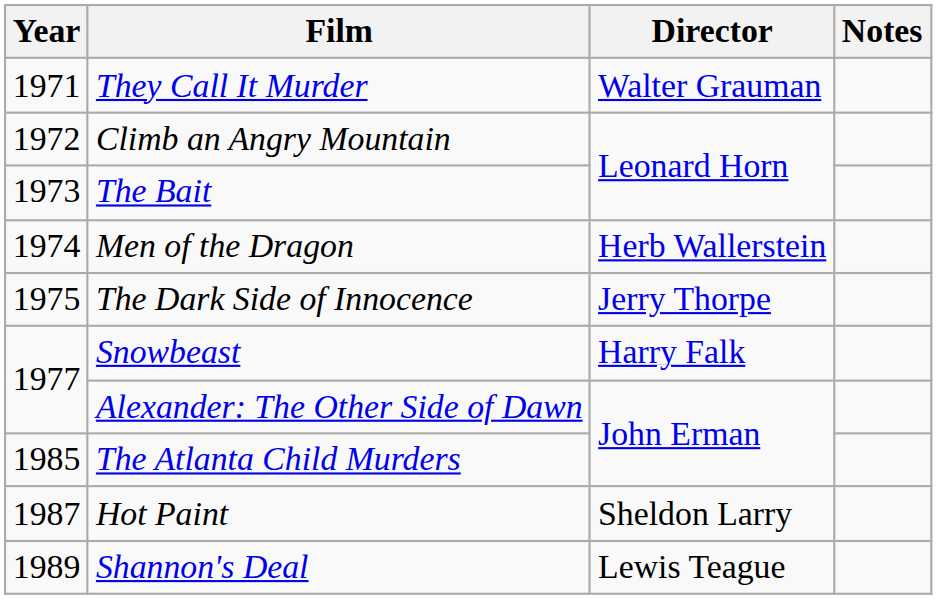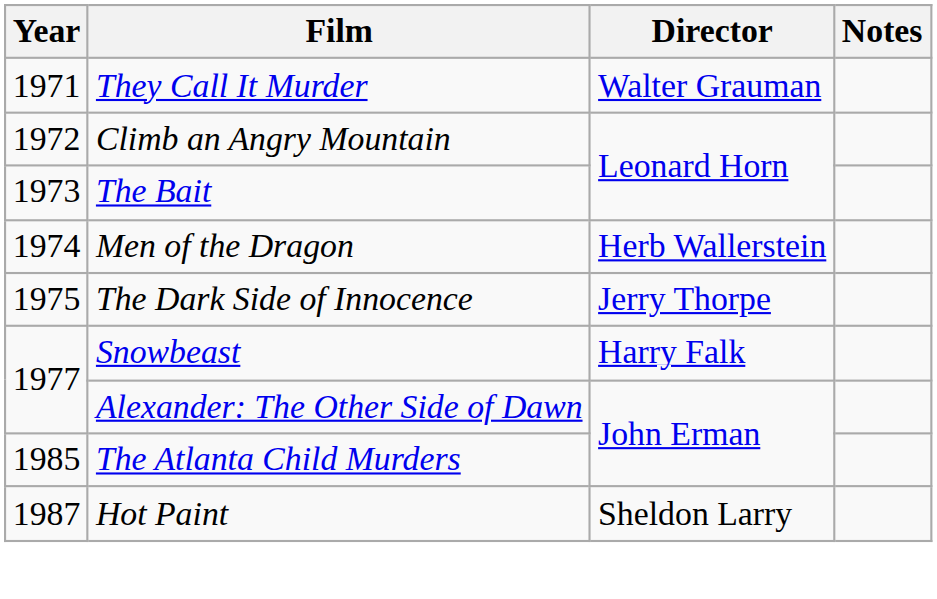- row: (202, 566)
